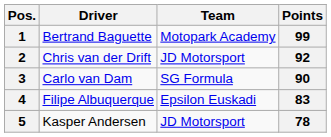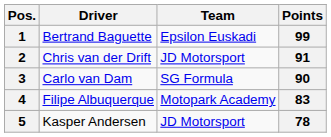(218, 36) Motopark Academy -> (208, 36) Epsilon Euskadi
(302, 57) 92 -> (302, 57) 91
(208, 100) Epsilon Euskadi -> (218, 100) Motopark Academy
